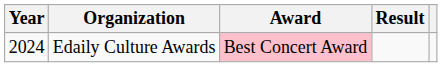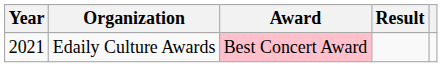(27, 47) 2024 -> (27, 47) 2021
